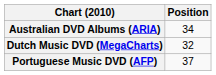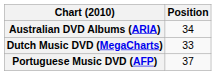(188, 45) 32 -> (188, 45) 33
